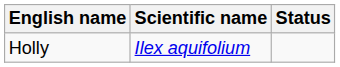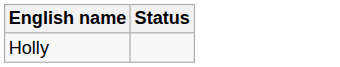- column: (201, 18)
